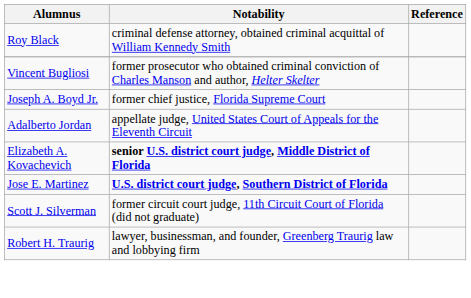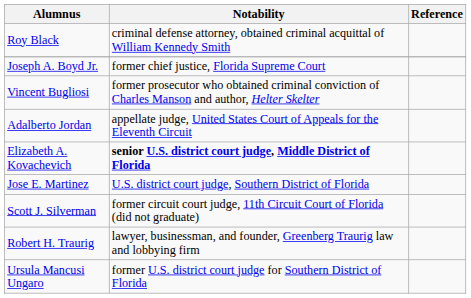rows swapped: (53, 99) <-> (48, 73)
(250, 184) bold -> (241, 184) normal
+ row: (46, 276)
